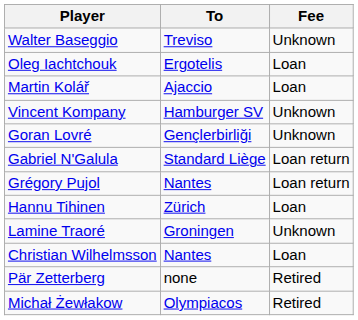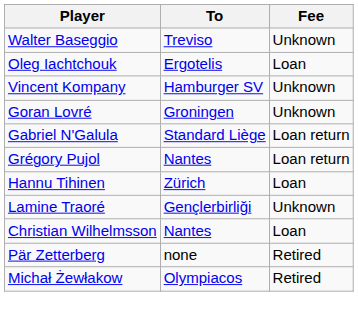- row: (48, 87)
(208, 135) Gençlerbirliği -> (199, 111) Groningen
(199, 231) Groningen -> (208, 207) Gençlerbirliği
